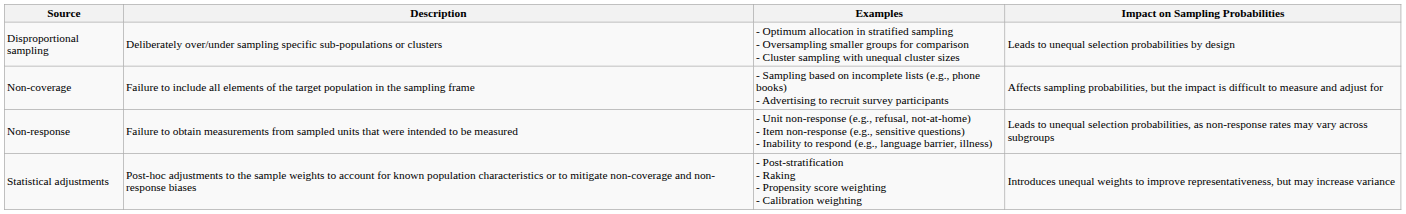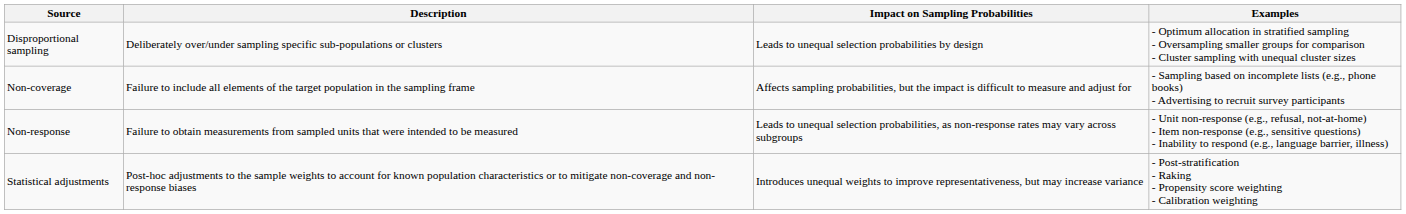columns swapped: (879, 13) <-> (1203, 13)
